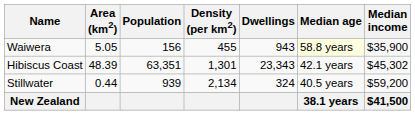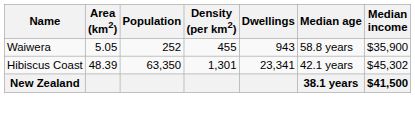(172, 47) 156 -> (172, 47) 252
(326, 47) lightyellow background -> (326, 47) no background
(164, 65) 63,351 -> (164, 65) 63,350
(277, 65) 23,343 -> (277, 65) 23,341
- row: (30, 83)
